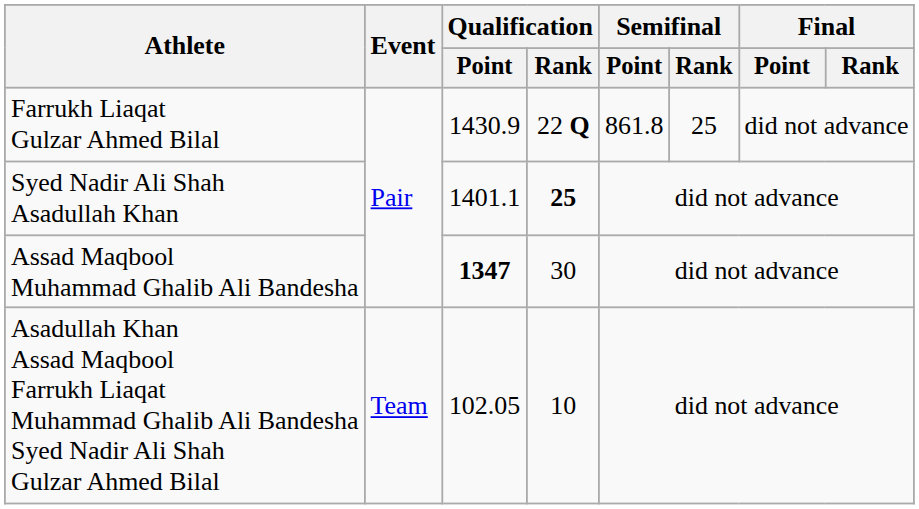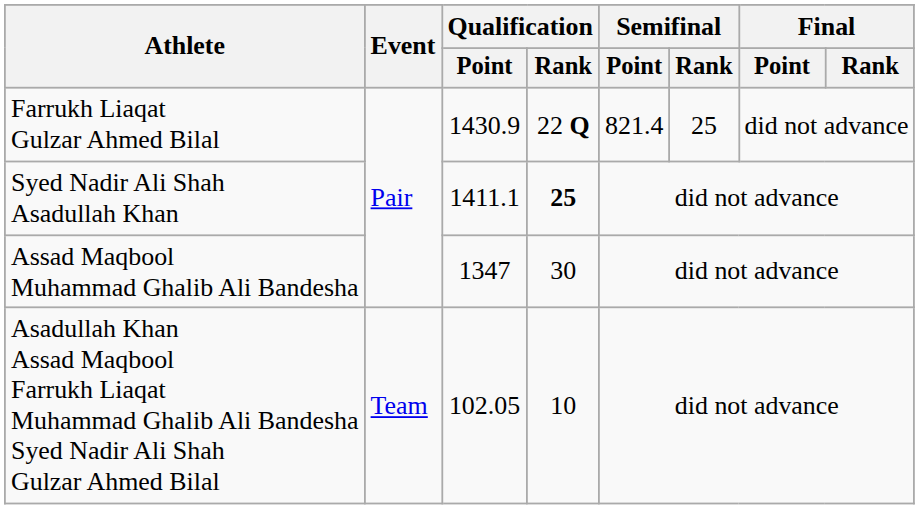(634, 124) 861.8 -> (634, 124) 821.4
(485, 198) 1401.1 -> (485, 198) 1411.1
(485, 271) bold -> (485, 271) normal
